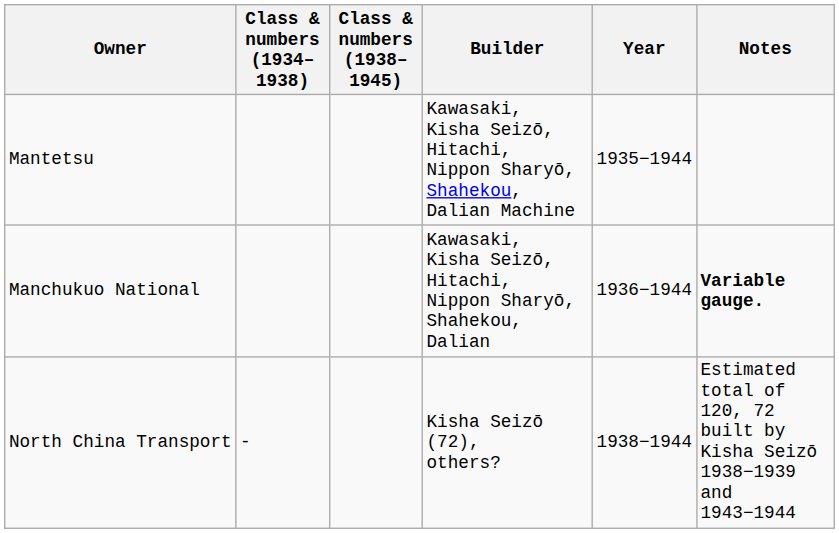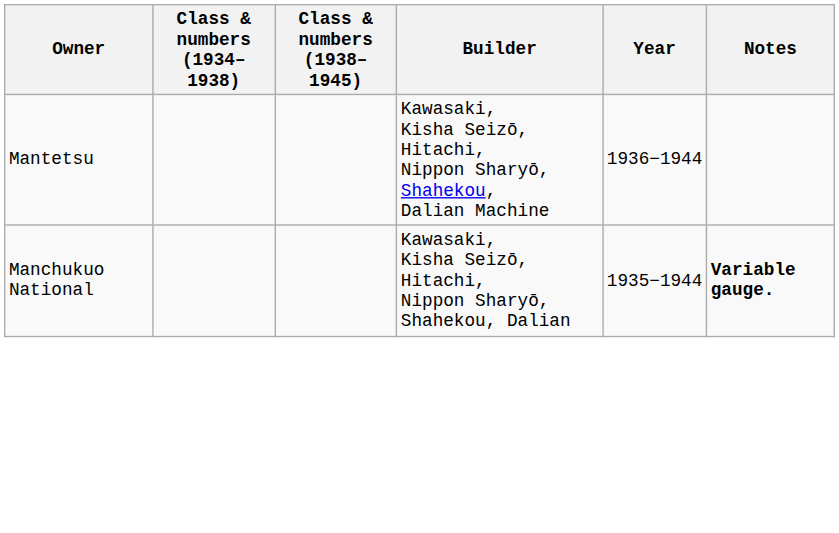(644, 160) 1935−1944 -> (655, 160) 1936−1944
(644, 291) 1936−1944 -> (655, 281) 1935−1944
- row: (120, 442)
